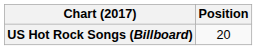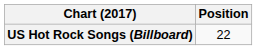(223, 34) 20 -> (223, 34) 22
